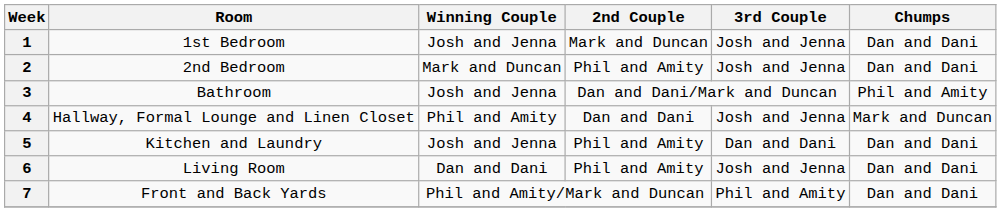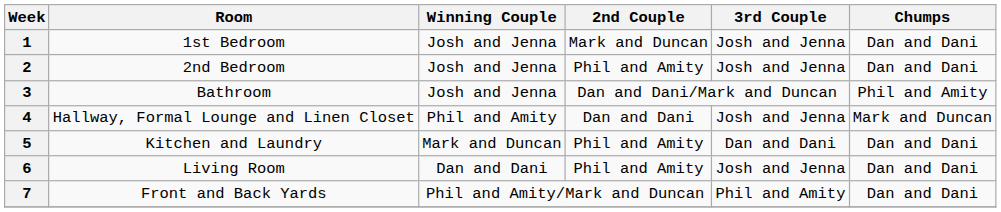(492, 68) Mark and Duncan -> (492, 68) Josh and Jenna
(492, 143) Josh and Jenna -> (492, 143) Mark and Duncan
